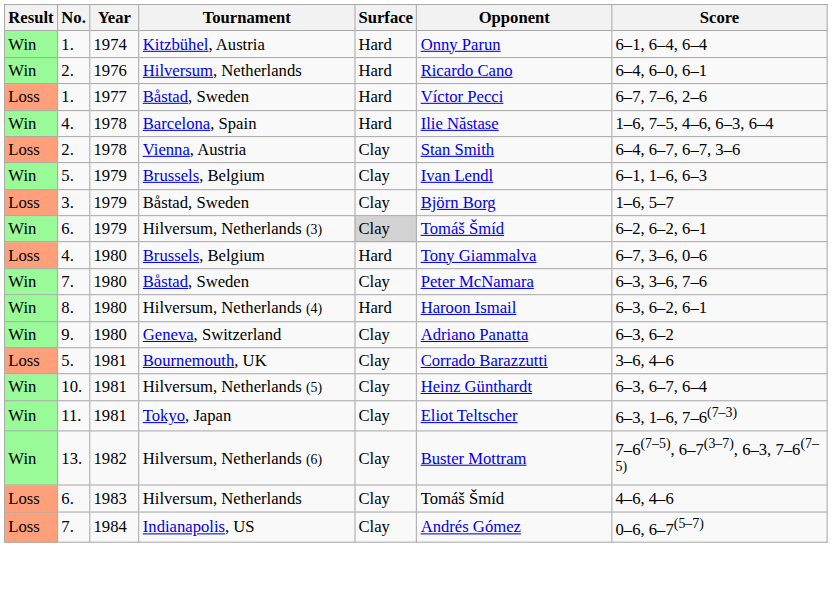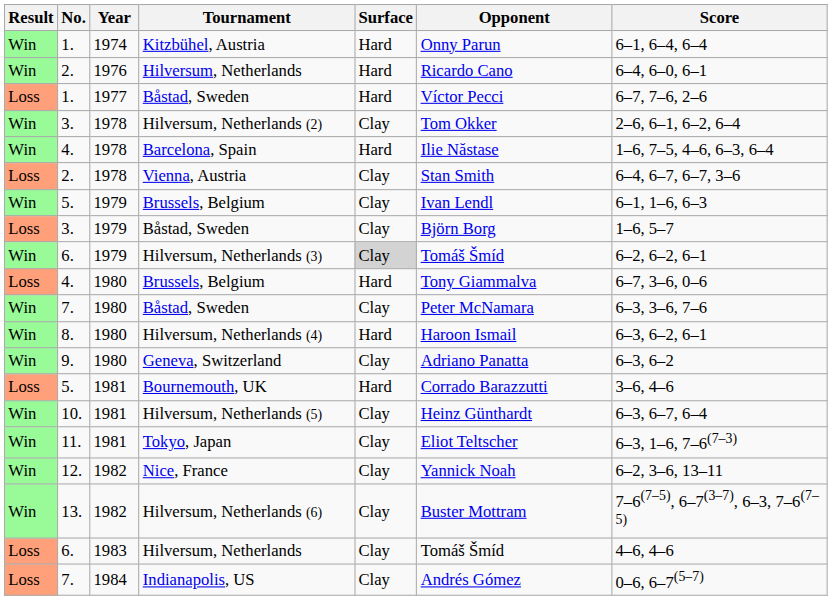+ row: (68, 123)
(374, 360) Clay -> (375, 387) Hard
+ row: (72, 470)
